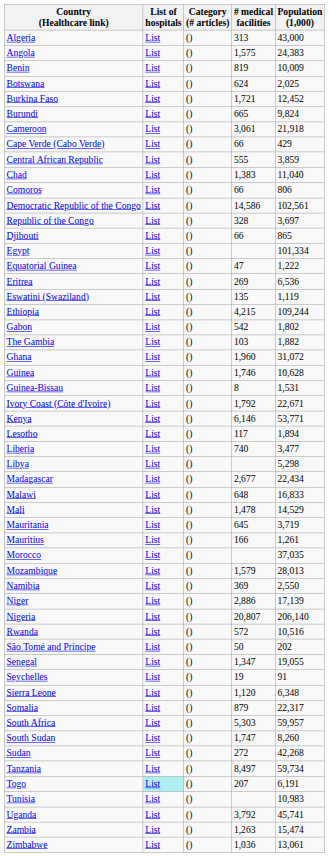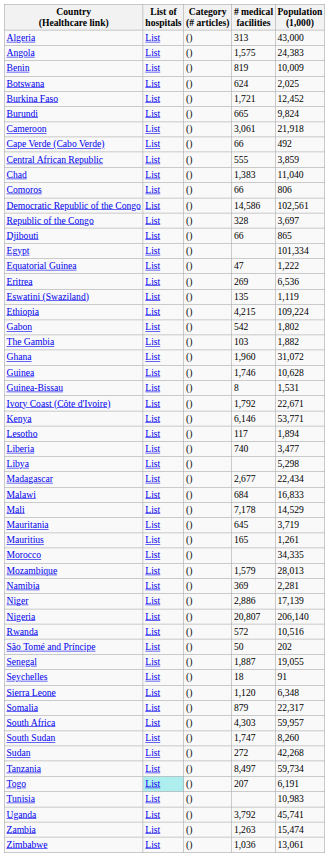(285, 144) 429 -> (285, 144) 492
(293, 312) 109,244 -> (293, 312) 109,224
(241, 494) 648 -> (241, 494) 684
(245, 510) 1,478 -> (245, 510) 7,178
(241, 540) 166 -> (241, 540) 165
(291, 555) 37,035 -> (291, 555) 34,335
(288, 586) 2,550 -> (288, 586) 2,281
(245, 662) 1,347 -> (245, 662) 1,887
(239, 677) 19 -> (239, 677) 18
(245, 723) 5,303 -> (245, 723) 4,303
